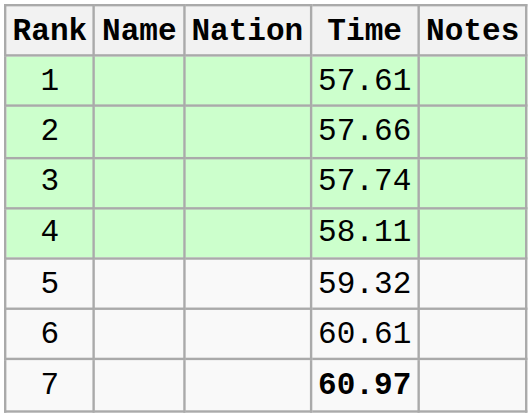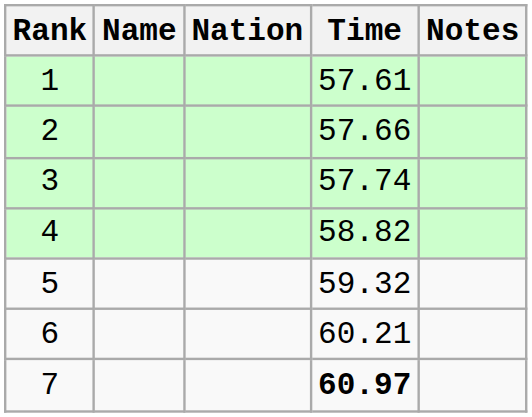(365, 233) 58.11 -> (365, 233) 58.82
(365, 334) 60.61 -> (365, 334) 60.21
